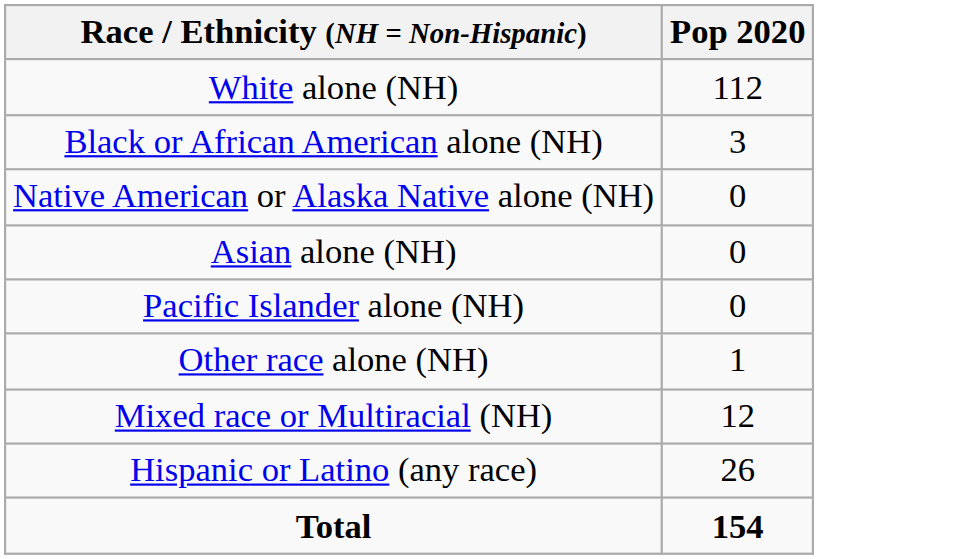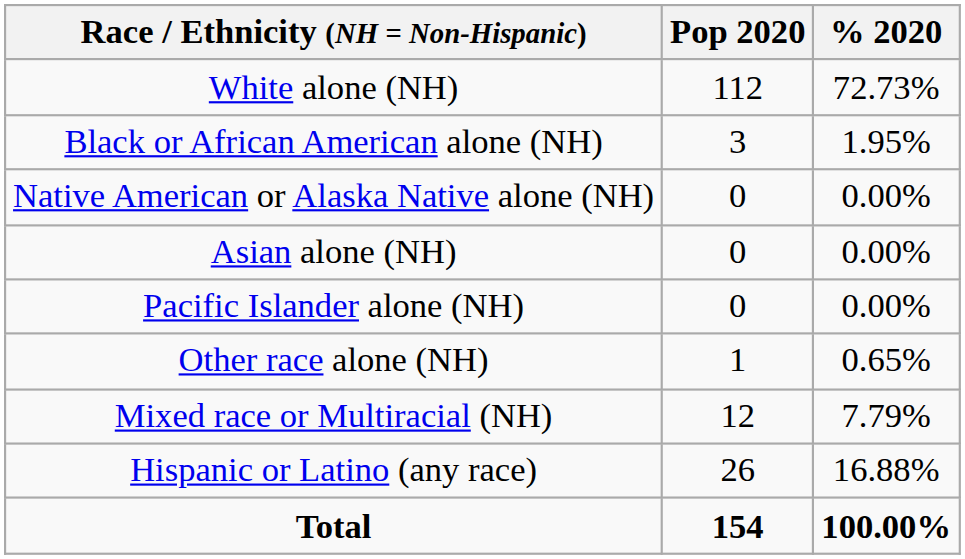+ column: (886, 31)
